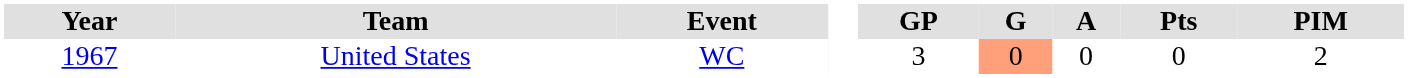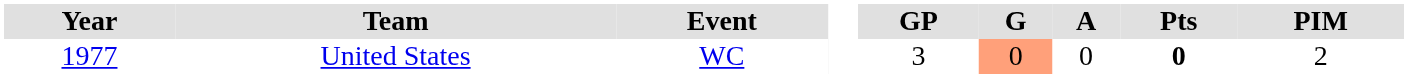(89, 56) 1967 -> (89, 56) 1977
(1179, 56) normal -> (1179, 56) bold
